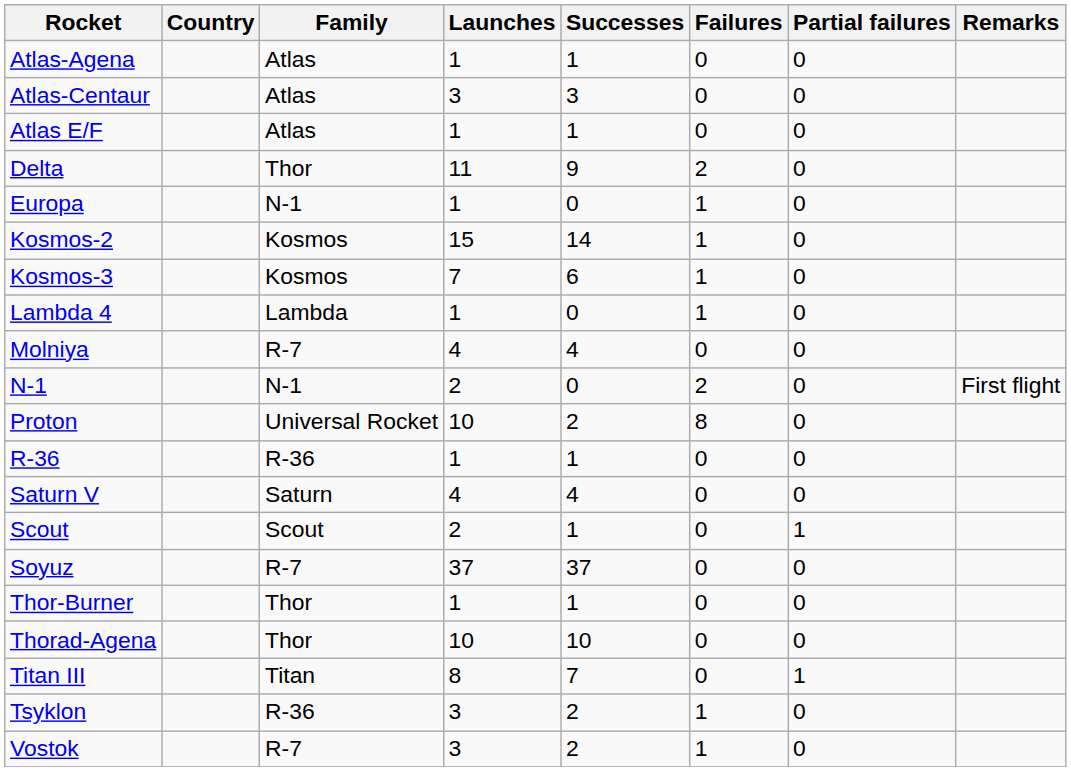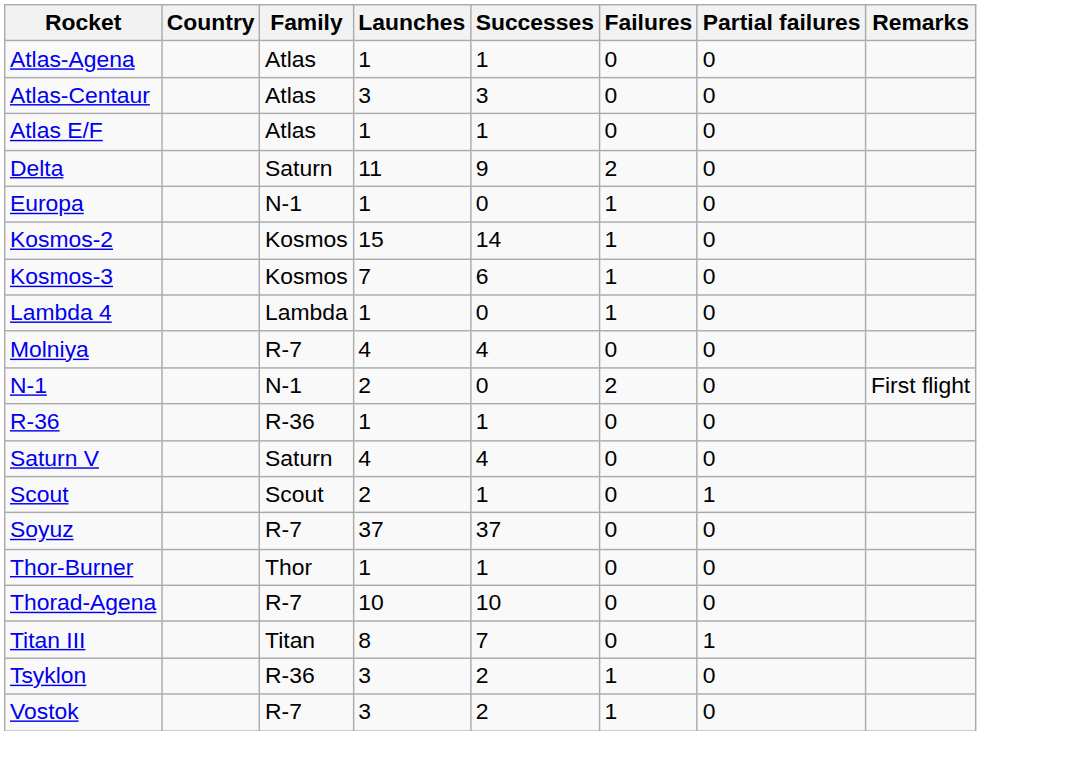(289, 167) Thor -> (299, 167) Saturn
- row: (44, 421)
(289, 639) Thor -> (283, 603) R-7
